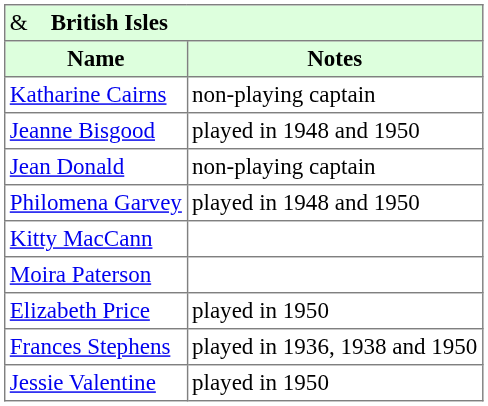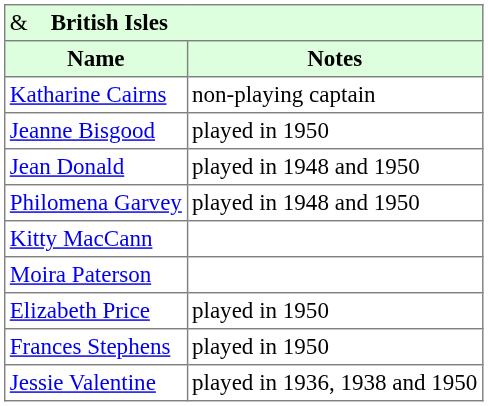(306, 130) played in 1948 and 1950 -> (260, 130) played in 1950
(284, 166) non-playing captain -> (306, 166) played in 1948 and 1950
(335, 346) played in 1936, 1938 and 1950 -> (260, 346) played in 1950
(260, 382) played in 1950 -> (335, 382) played in 1936, 1938 and 1950
